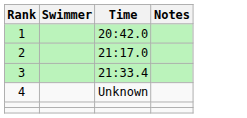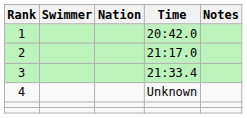+ column: (120, 14)
